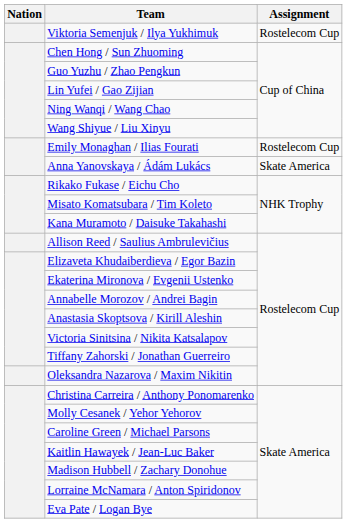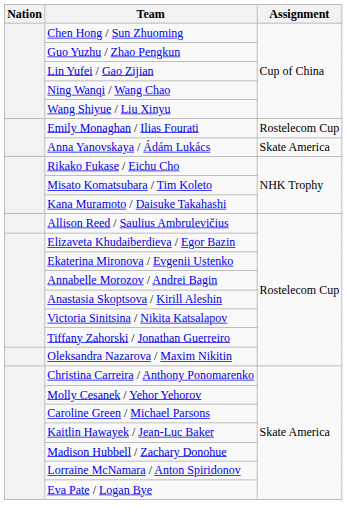- row: (133, 33)
